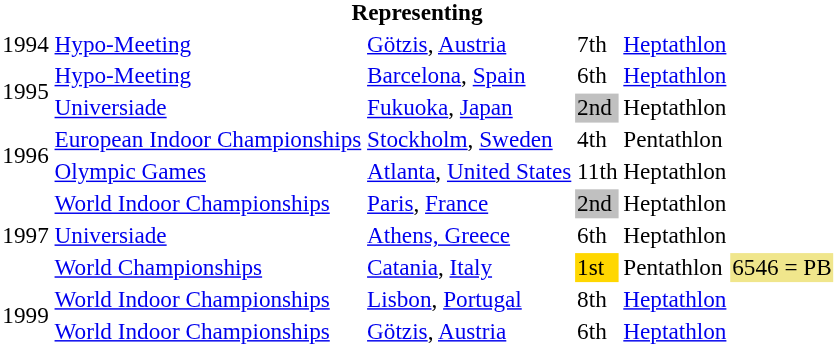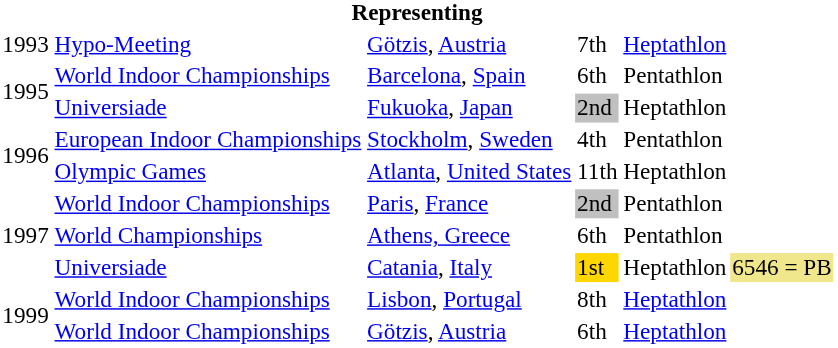(26, 44) 1994 -> (26, 44) 1993
(123, 75) Hypo-Meeting -> (192, 75) World Indoor Championships
(675, 75) Heptathlon -> (673, 75) Pentathlon
(675, 203) Heptathlon -> (673, 203) Pentathlon
(111, 235) Universiade -> (158, 235) World Championships
(675, 235) Heptathlon -> (673, 235) Pentathlon
(158, 267) World Championships -> (111, 267) Universiade
(673, 267) Pentathlon -> (675, 267) Heptathlon
